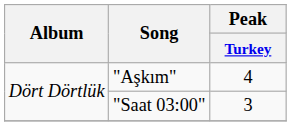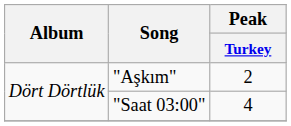(248, 76) 4 -> (248, 76) 2
(248, 105) 3 -> (248, 105) 4
